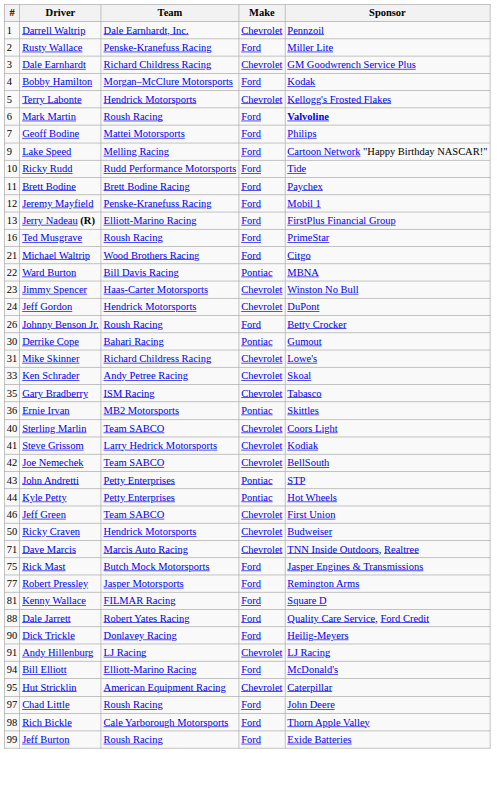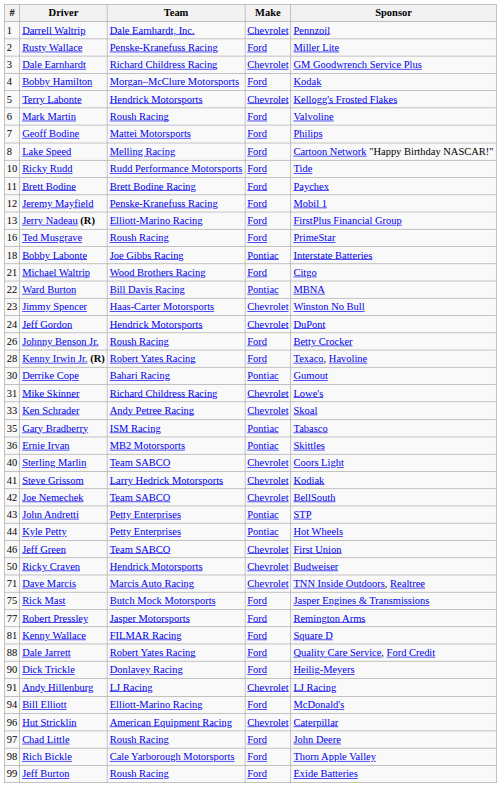(308, 117) bold -> (314, 117) normal
(9, 151) 9 -> (9, 151) 8
+ row: (55, 255)
+ row: (63, 359)
(262, 393) Chevrolet -> (263, 428) Pontiac
(12, 687) 95 -> (12, 722) 96
